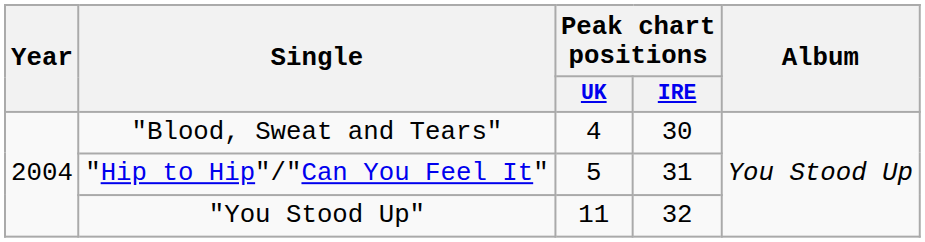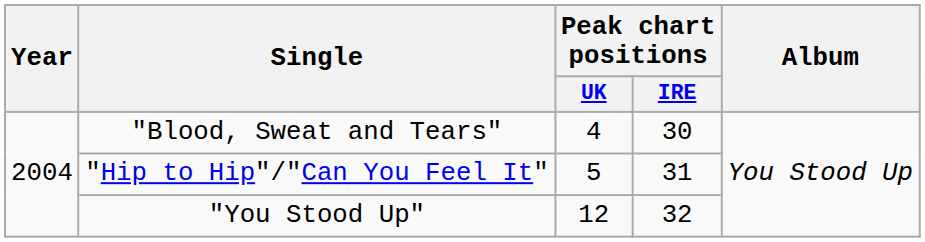(594, 216) 11 -> (594, 216) 12
